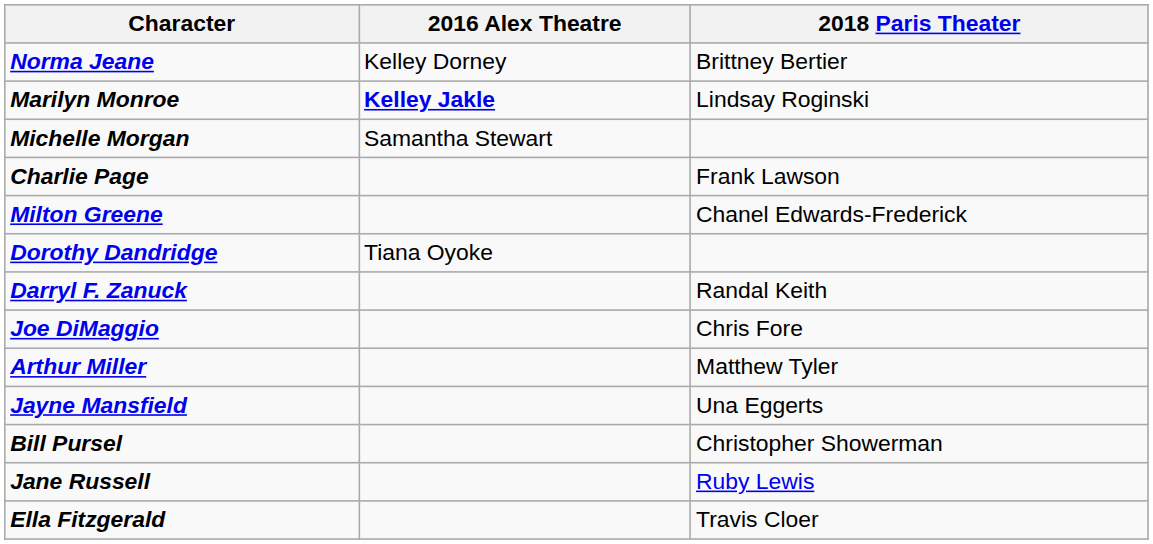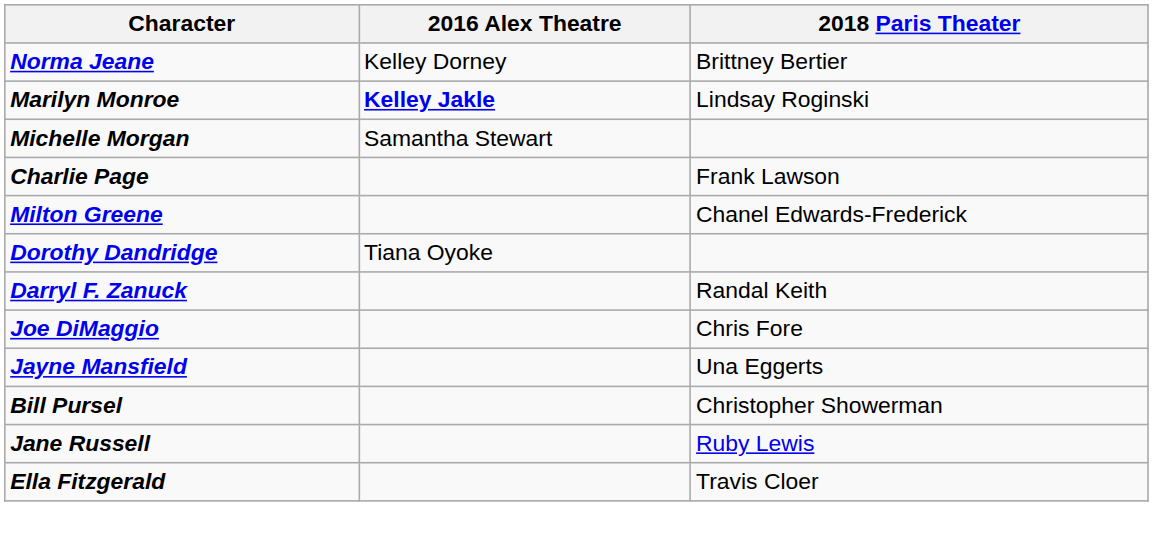- row: (78, 367)
